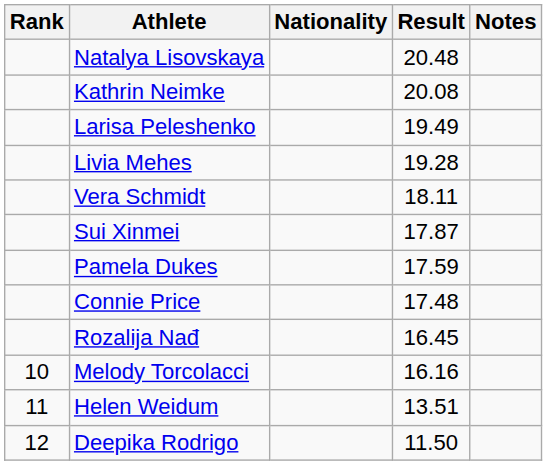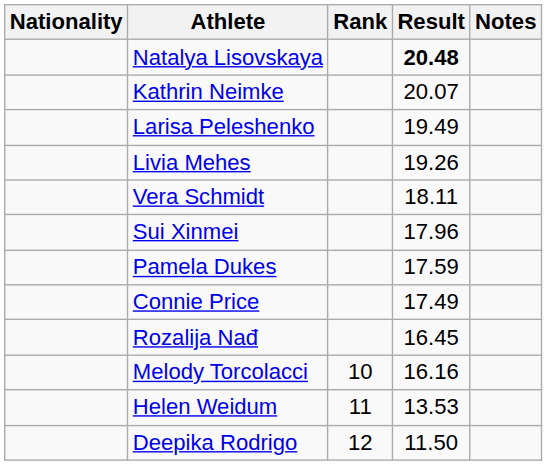columns swapped: (37, 22) <-> (331, 22)
(431, 57) normal -> (431, 57) bold
(431, 92) 20.08 -> (431, 92) 20.07
(431, 162) 19.28 -> (431, 162) 19.26
(431, 232) 17.87 -> (431, 232) 17.96
(431, 302) 17.48 -> (431, 302) 17.49
(431, 407) 13.51 -> (431, 407) 13.53
